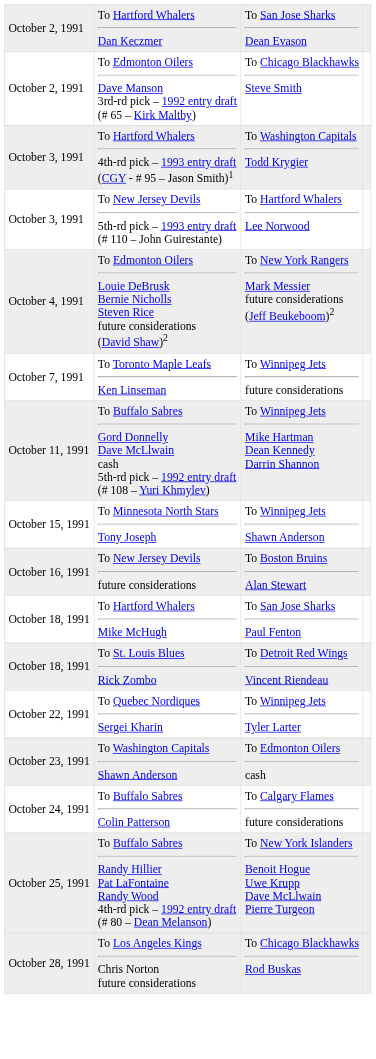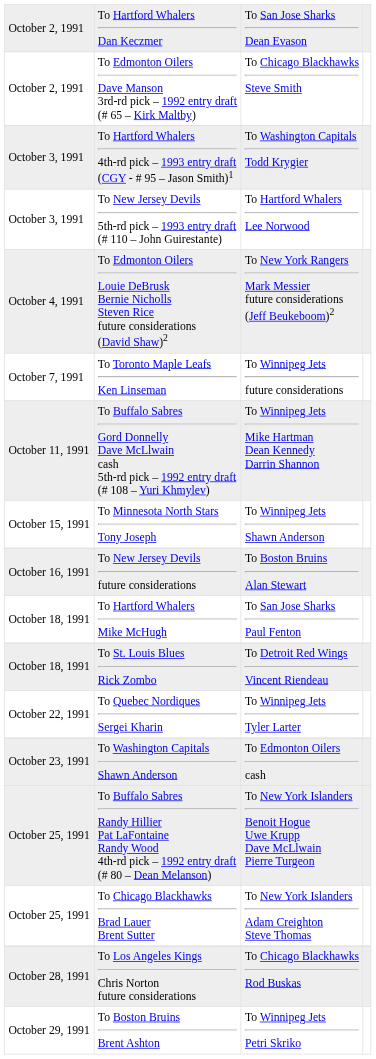- row: (167, 809)
+ row: (167, 915)
+ row: (167, 1030)
